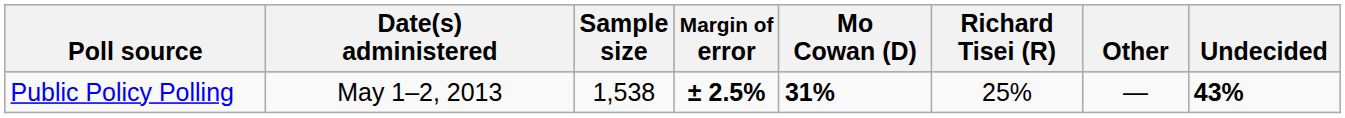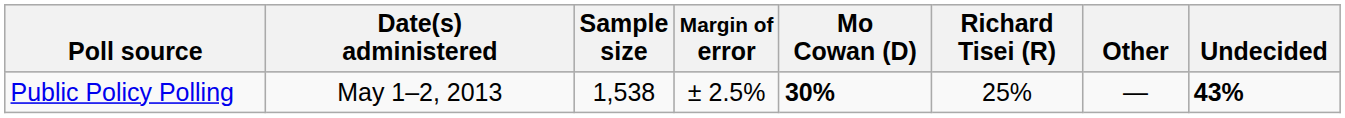(727, 91) bold -> (727, 91) normal
(810, 91) 31% -> (810, 91) 30%
